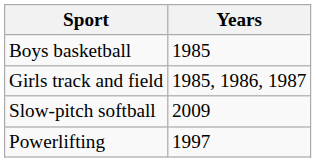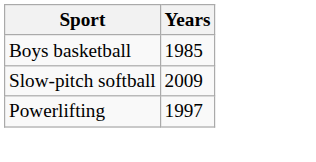- row: (86, 80)
